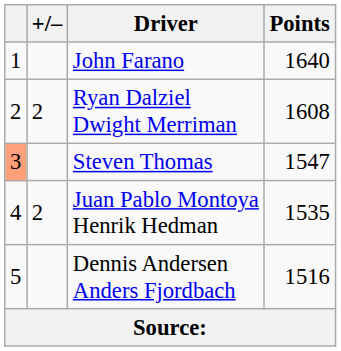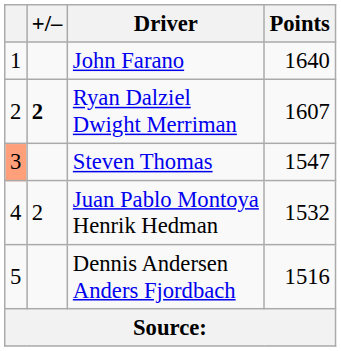(38, 111) normal -> (38, 111) bold
(307, 111) 1608 -> (307, 111) 1607
(307, 212) 1535 -> (307, 212) 1532
